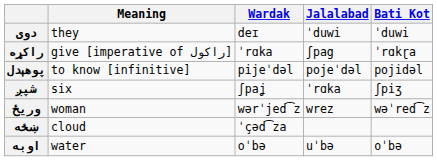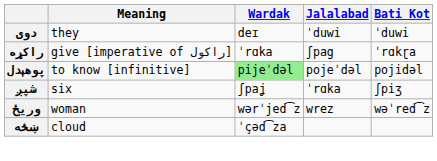(266, 70) no background -> (266, 70) lightgreen background
- row: (26, 146)
